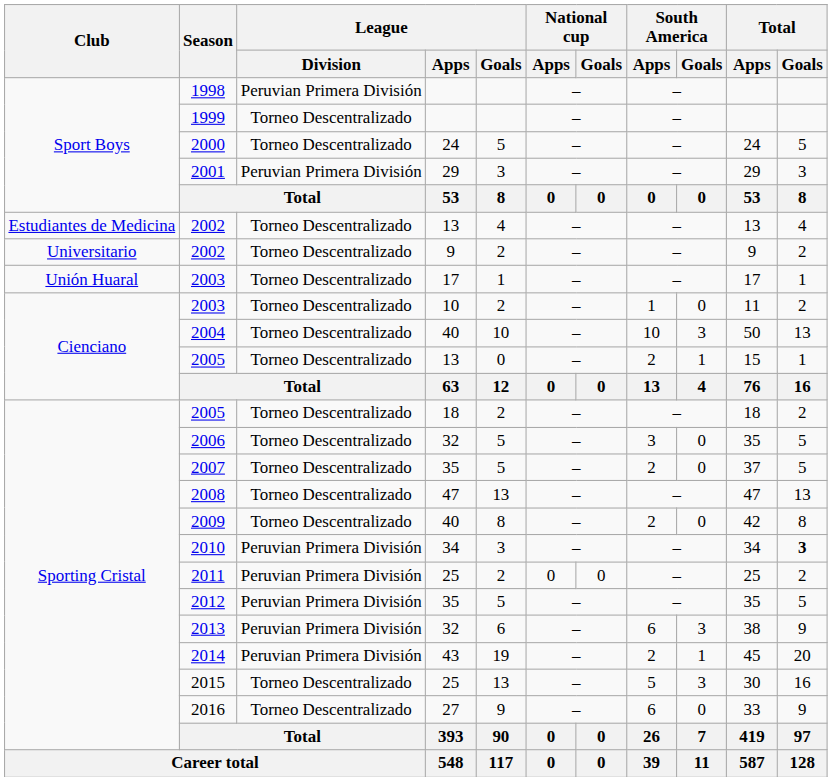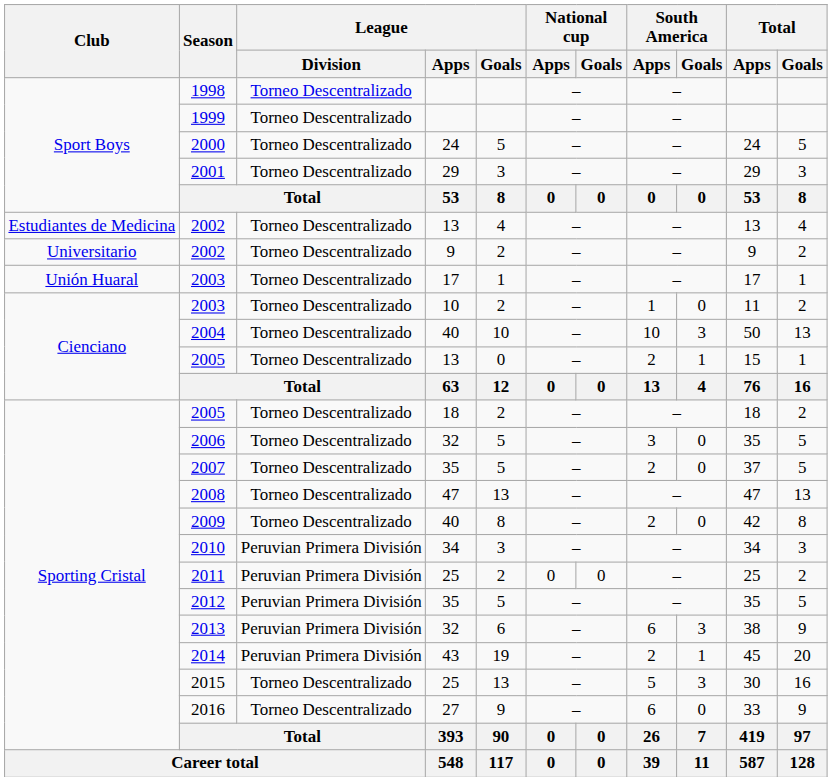(331, 90) Peruvian Primera División -> (331, 90) Torneo Descentralizado
(331, 171) Peruvian Primera División -> (331, 171) Torneo Descentralizado
(802, 548) bold -> (802, 548) normal
